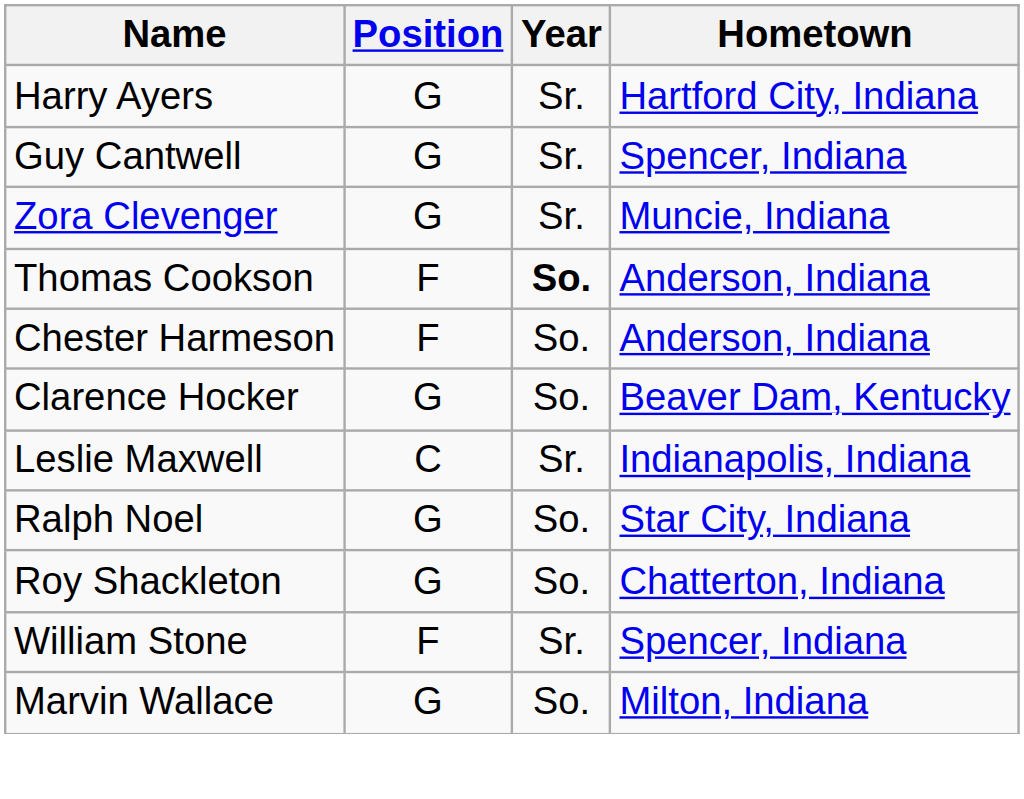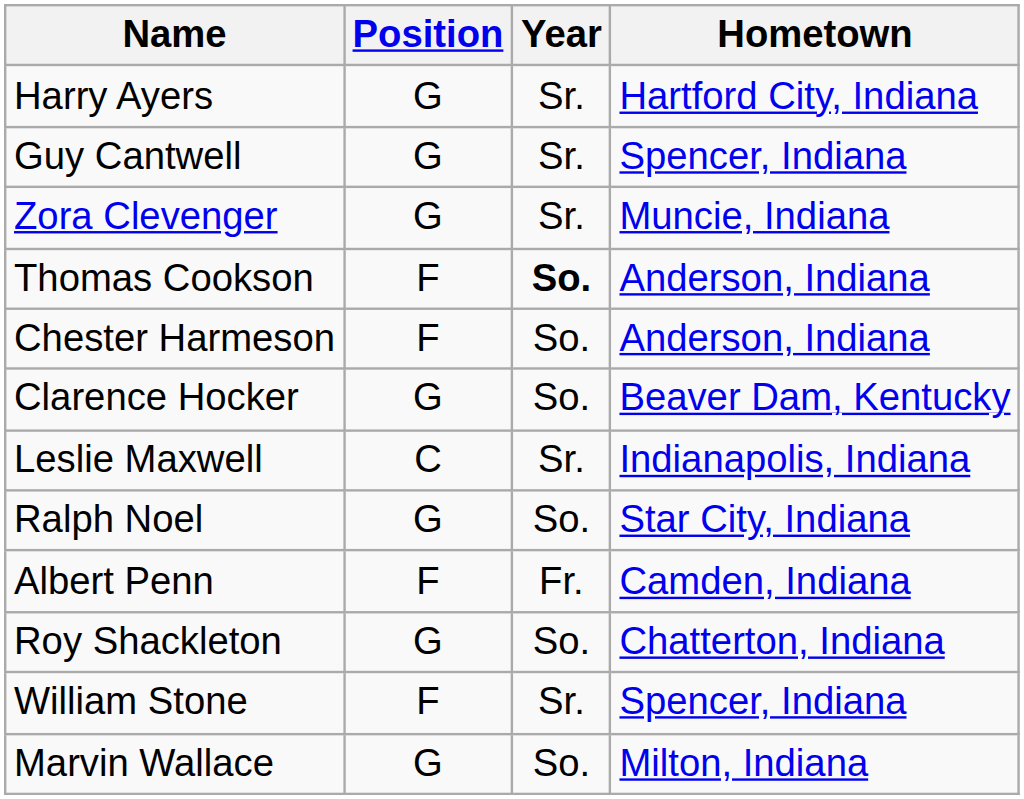+ row: (114, 580)
